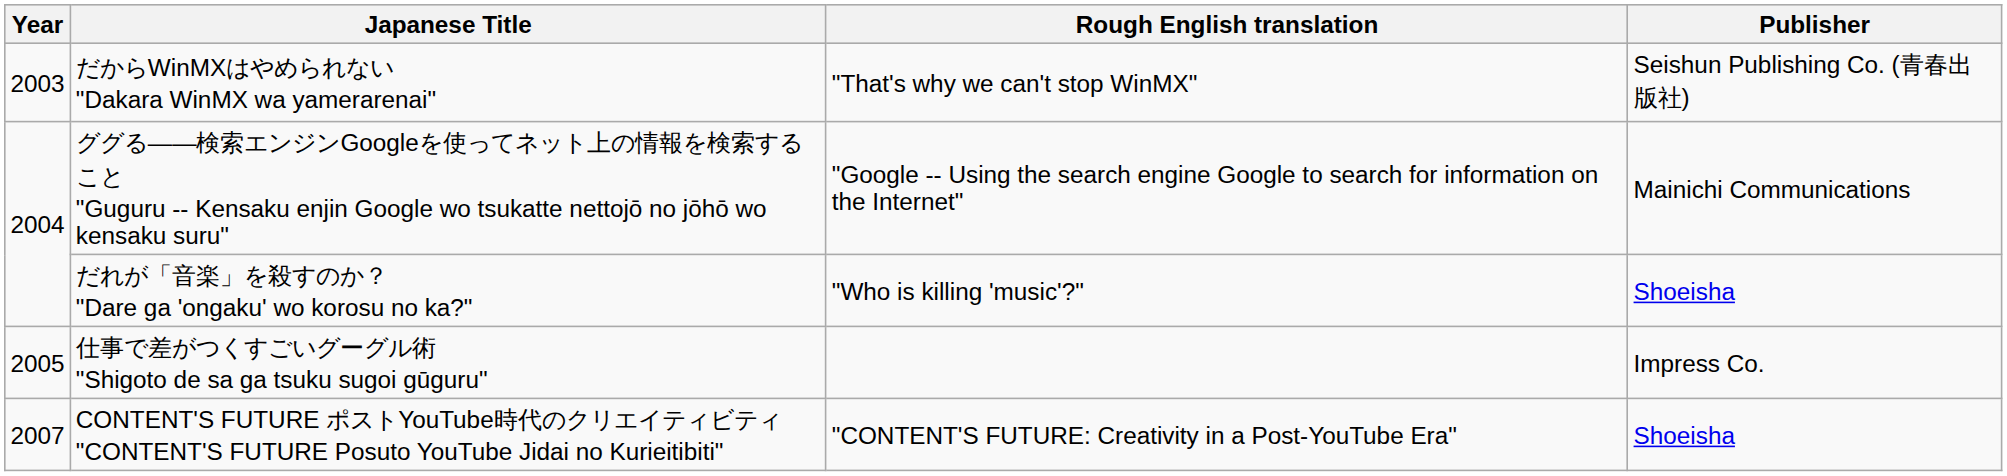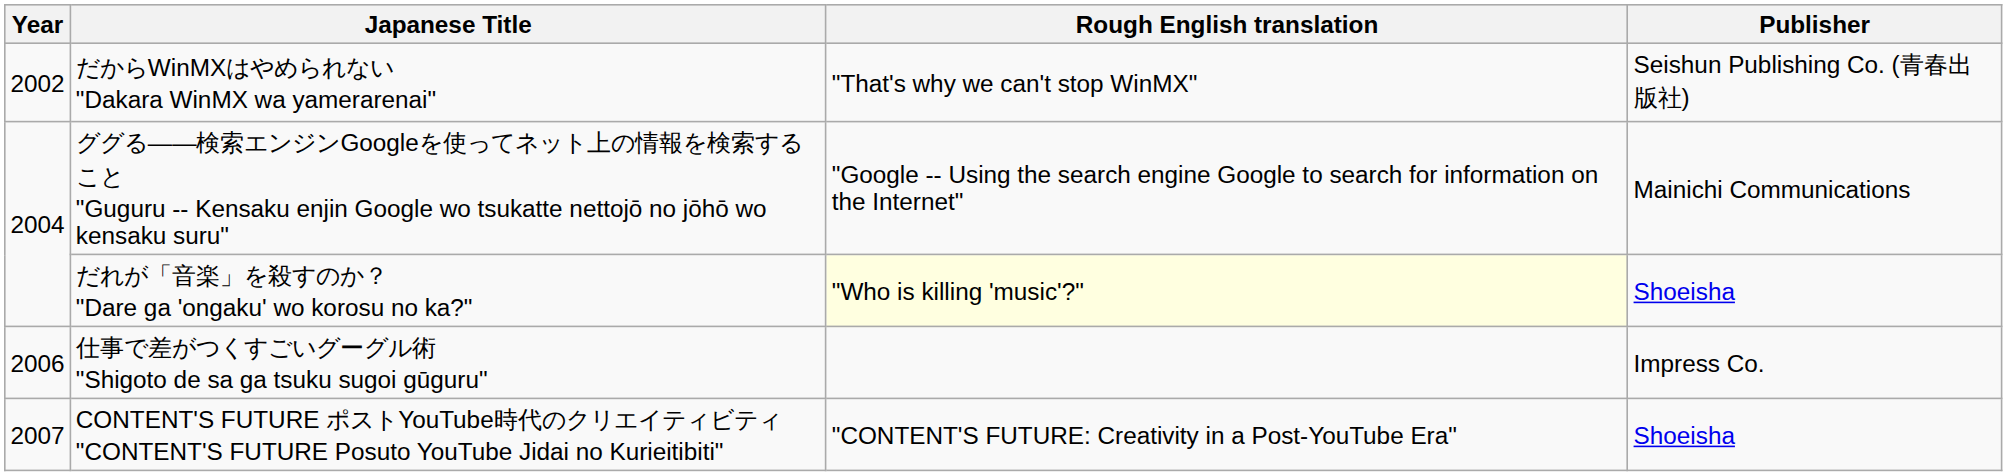(37, 83) 2003 -> (37, 83) 2002
(958, 291) no background -> (958, 291) lightyellow background
(37, 363) 2005 -> (37, 363) 2006
